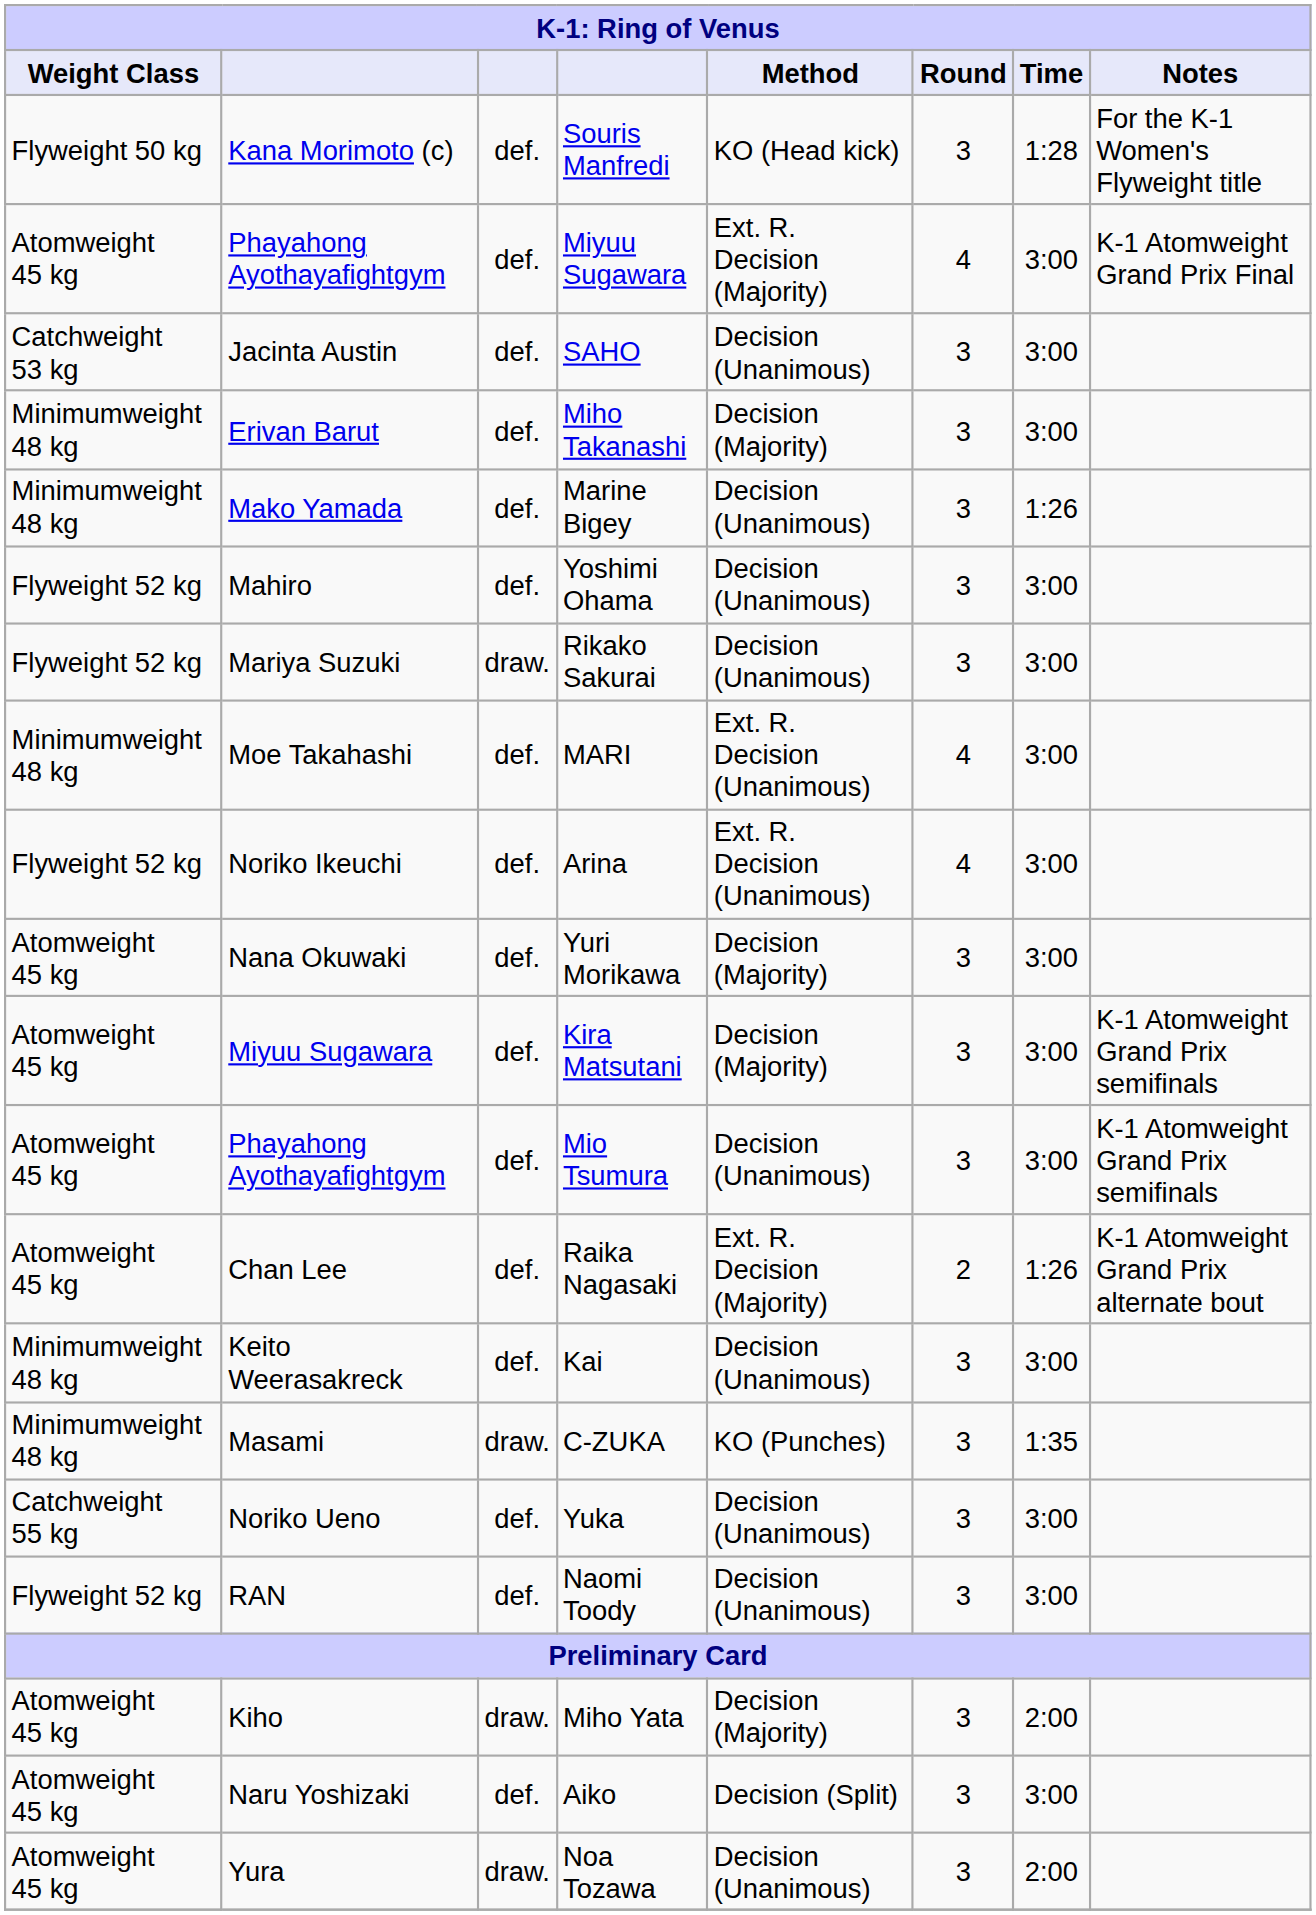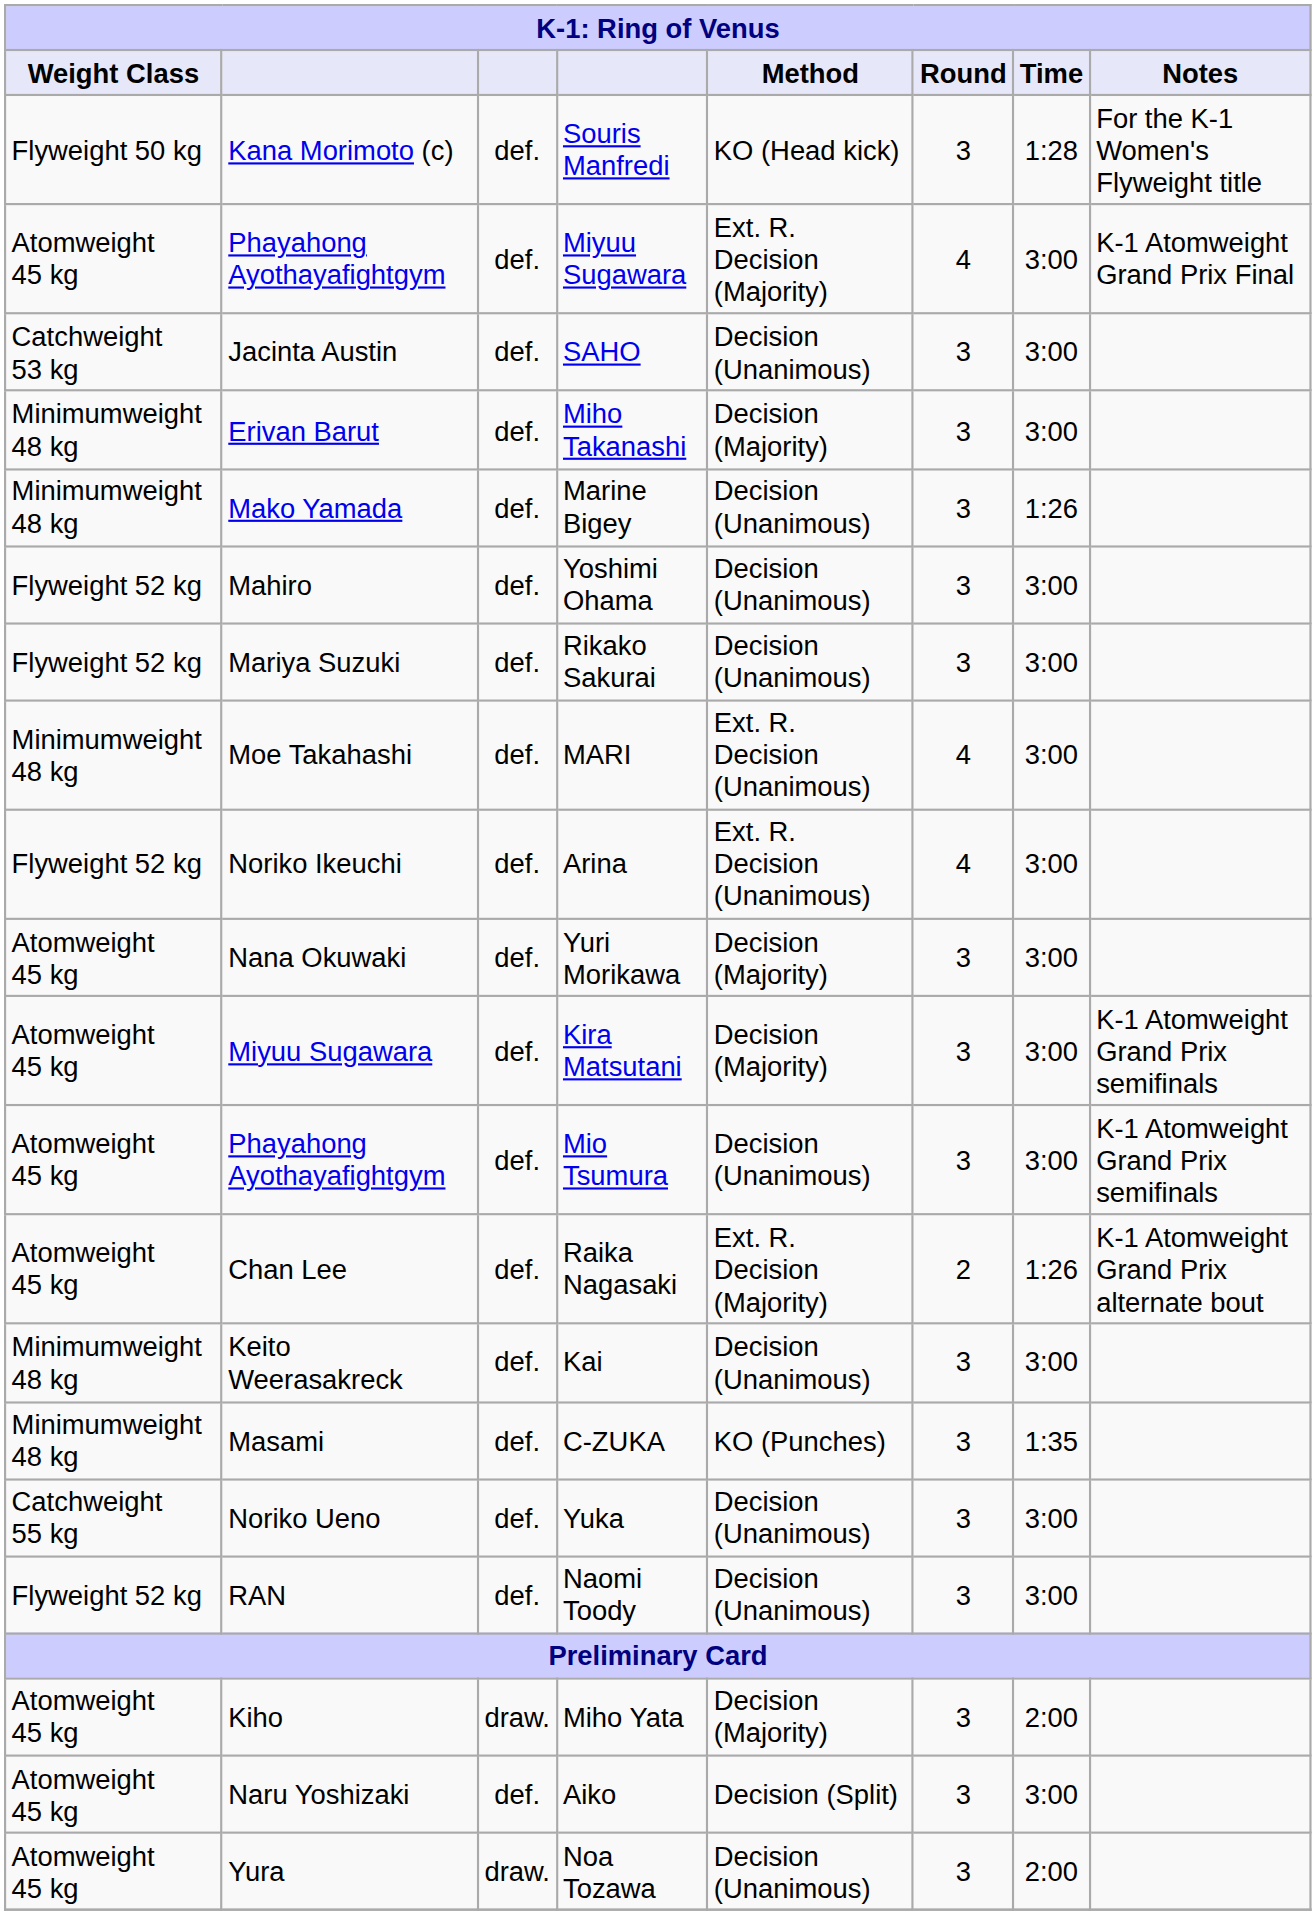(517, 661) draw. -> (517, 661) def.
(517, 1440) draw. -> (517, 1440) def.
